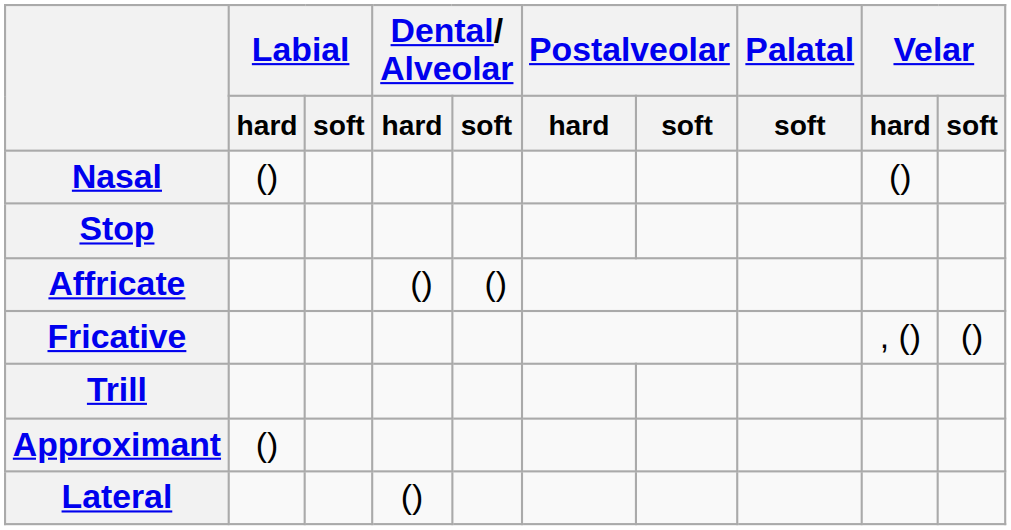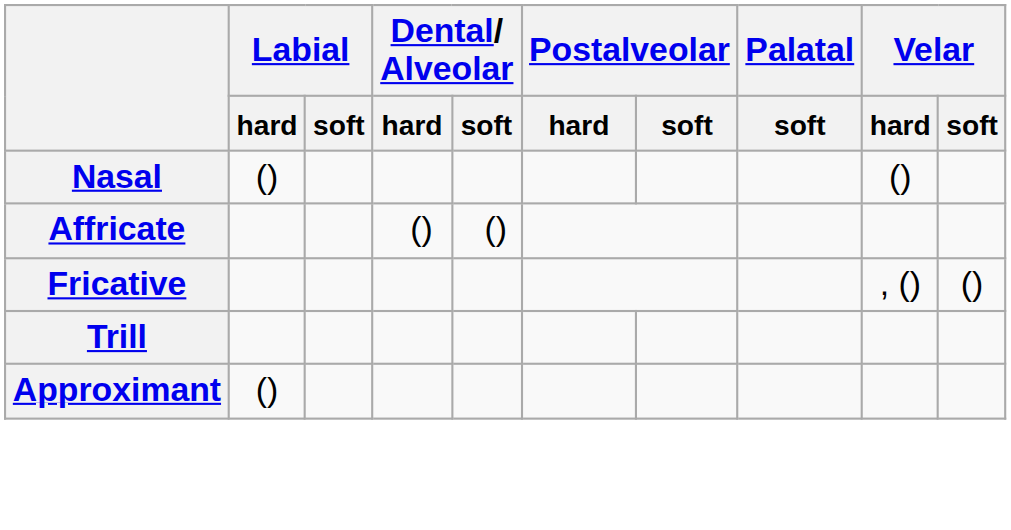- row: (117, 229)
- row: (117, 497)
